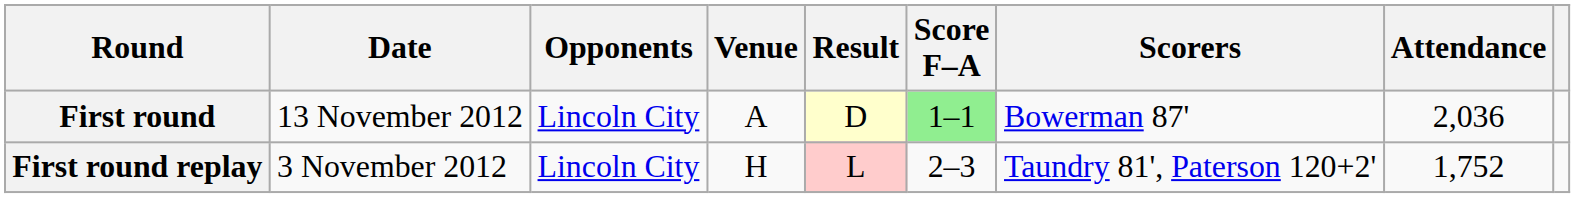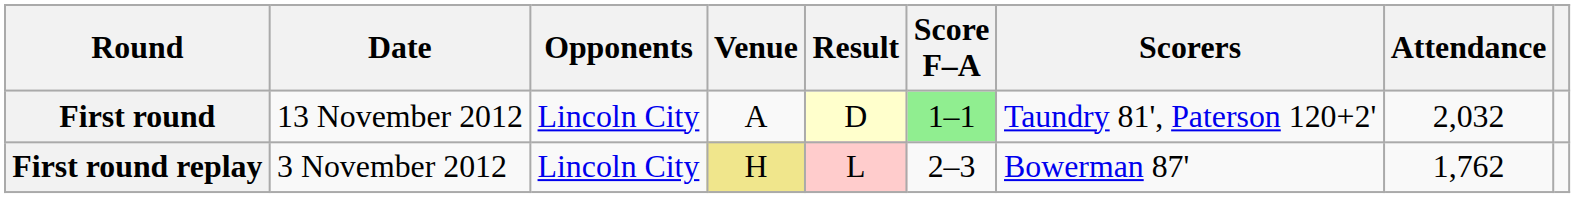(1097, 116) Bowerman 87' -> (1190, 116) Taundry 81', Paterson 120+2'
(1469, 116) 2,036 -> (1469, 116) 2,032
(756, 166) no background -> (756, 166) khaki background
(1190, 166) Taundry 81', Paterson 120+2' -> (1097, 166) Bowerman 87'
(1469, 166) 1,752 -> (1469, 166) 1,762
